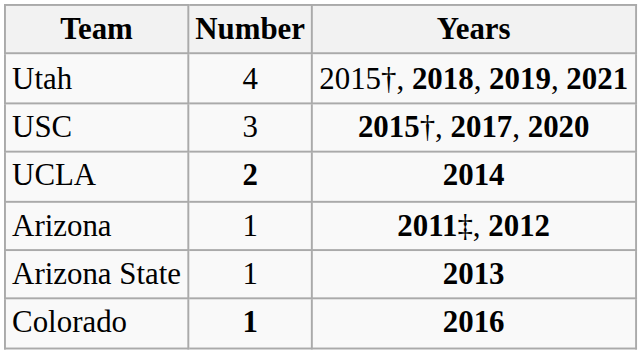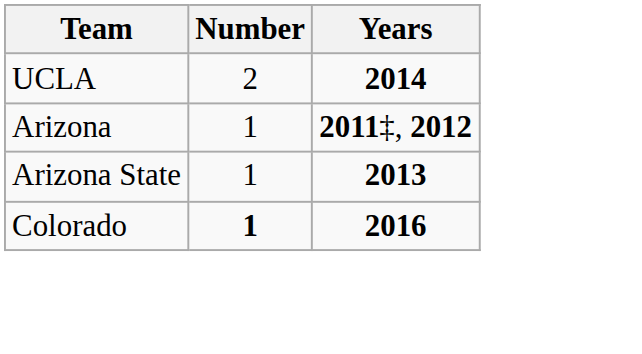- row: (42, 77)
- row: (42, 126)
(250, 175) bold -> (250, 77) normal
